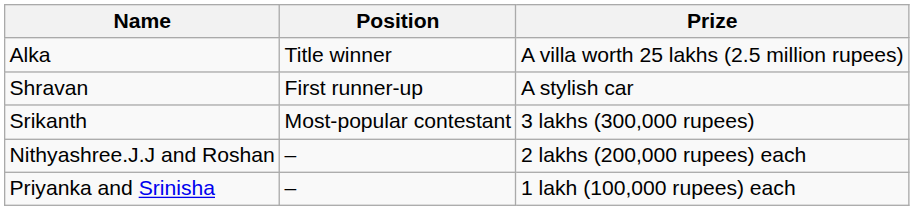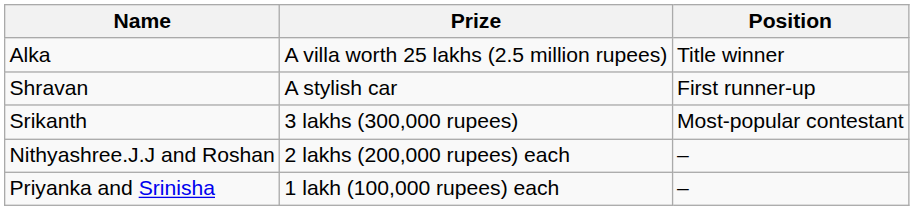columns swapped: (398, 21) <-> (712, 21)
